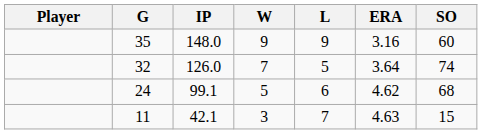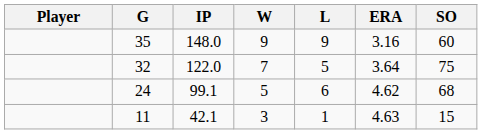(204, 66) 126.0 -> (204, 66) 122.0
(446, 66) 74 -> (446, 66) 75
(325, 116) 7 -> (325, 116) 1
